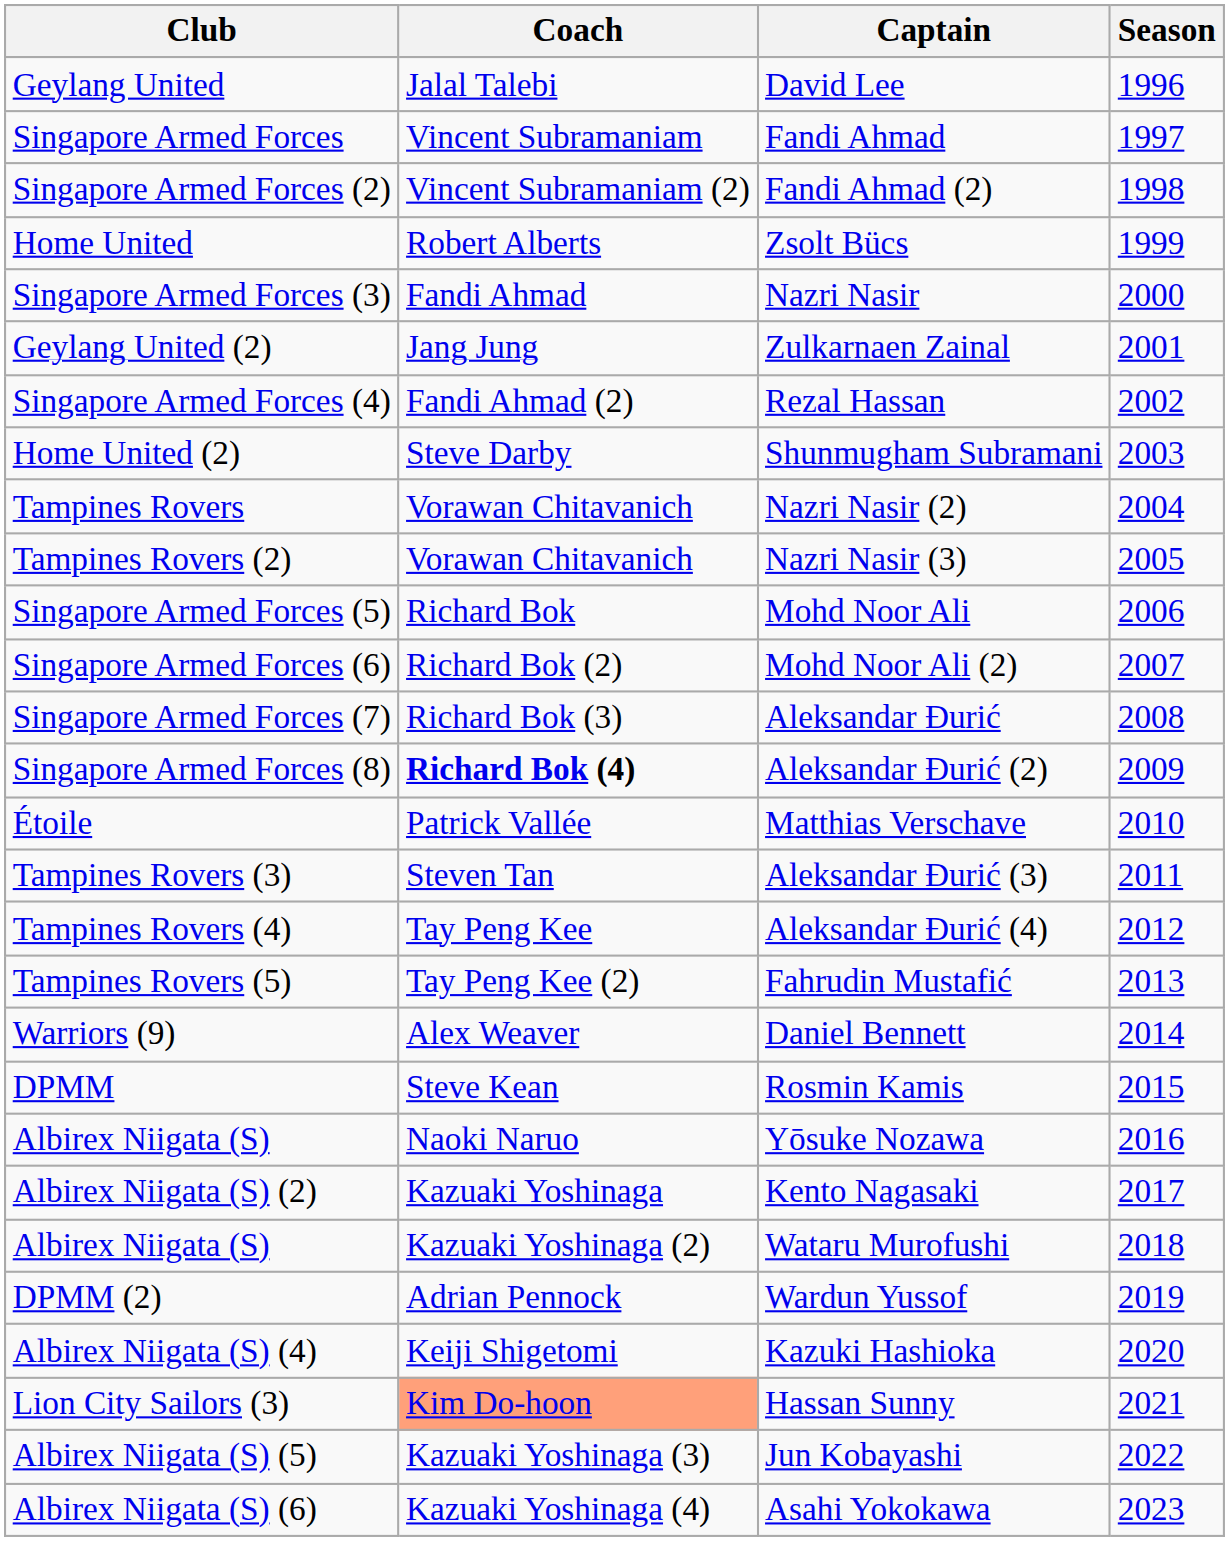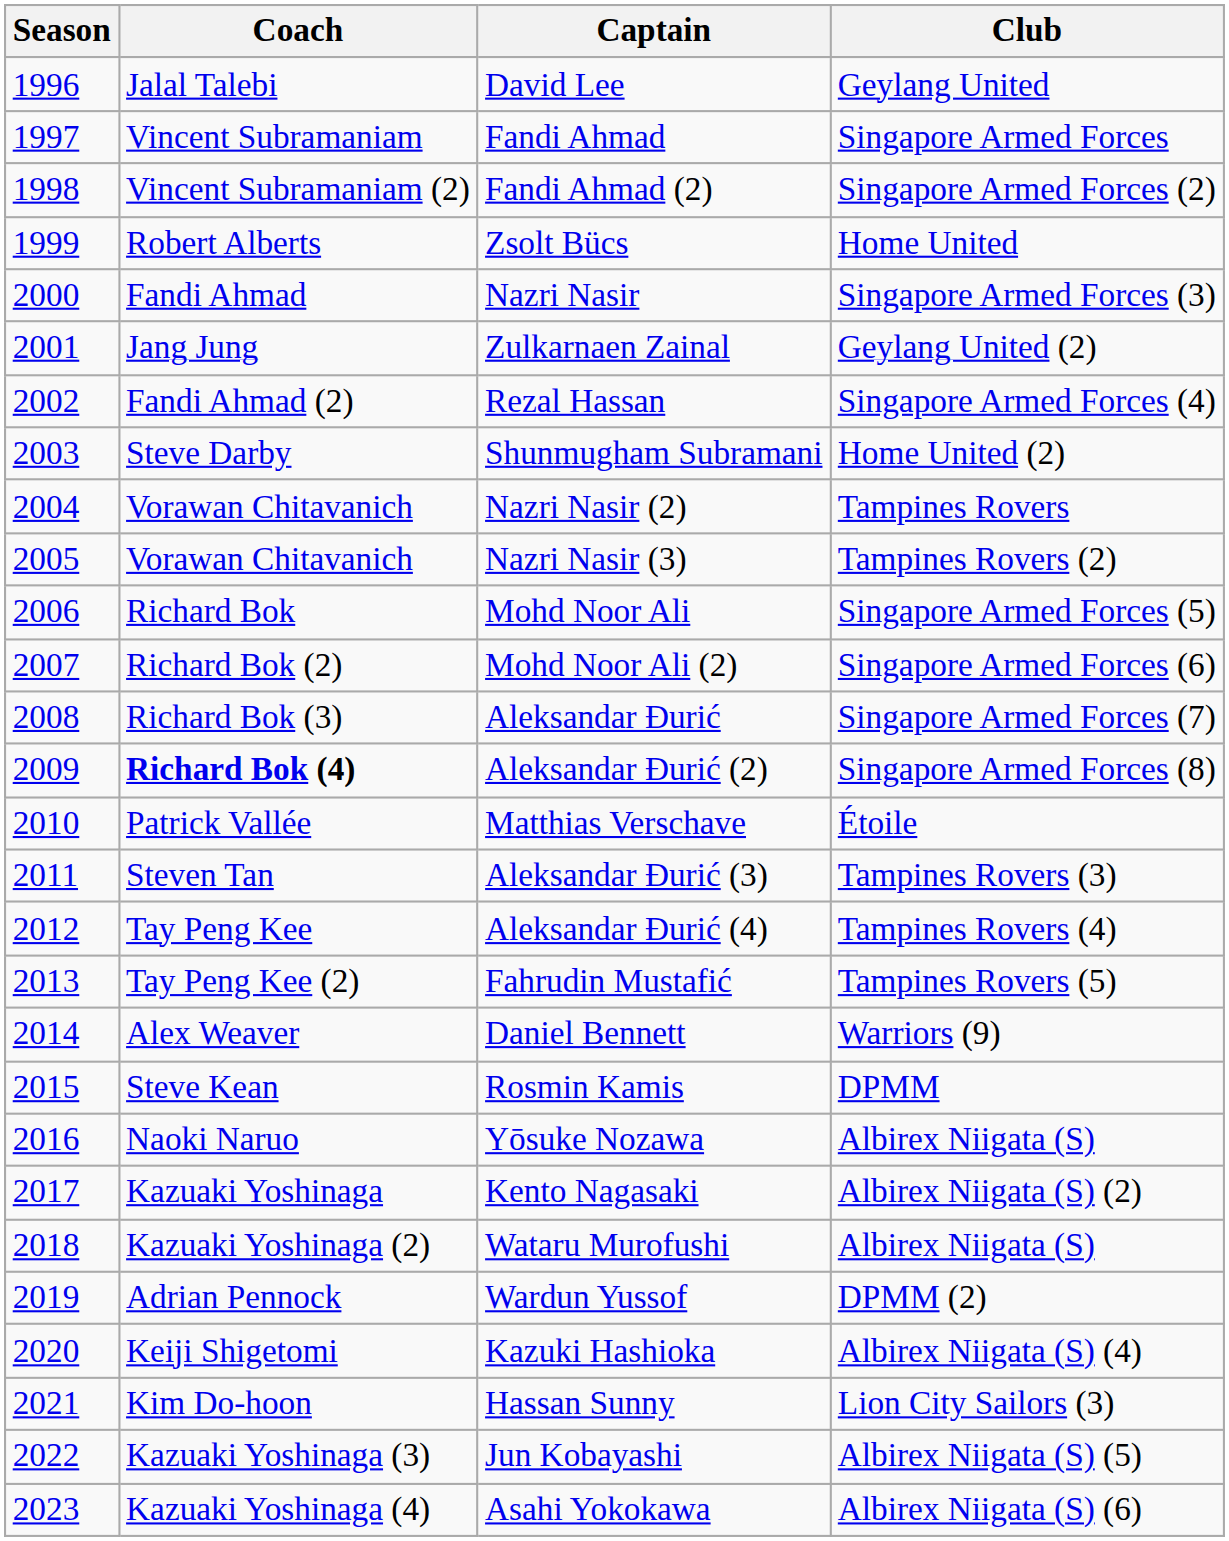columns swapped: (1167, 30) <-> (202, 30)
(499, 1403) lightsalmon background -> (219, 1403) no background
